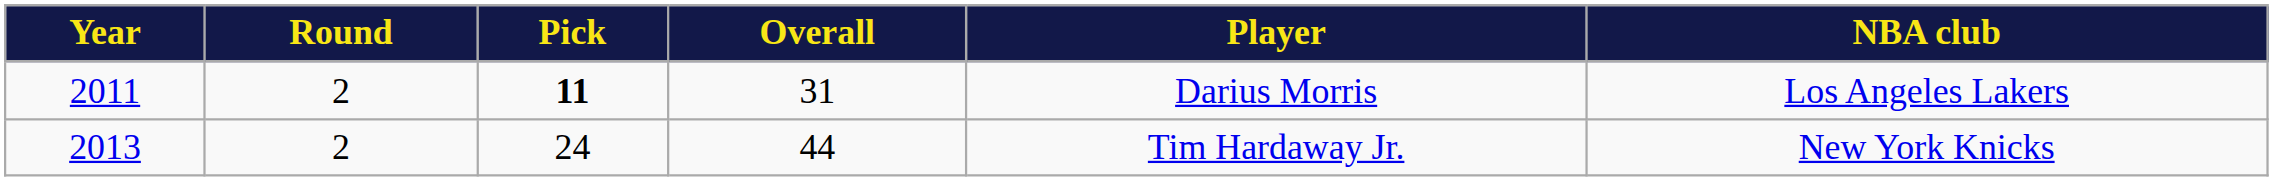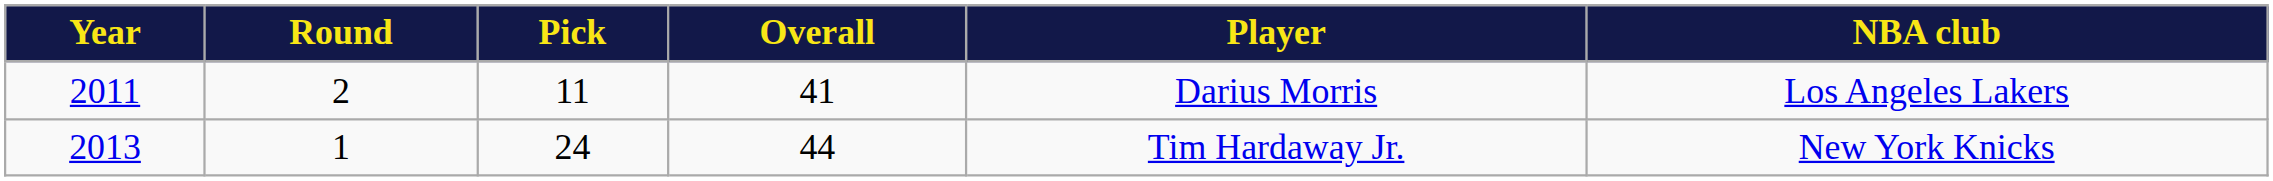(572, 89) bold -> (572, 89) normal
(817, 89) 31 -> (817, 89) 41
(341, 146) 2 -> (341, 146) 1
